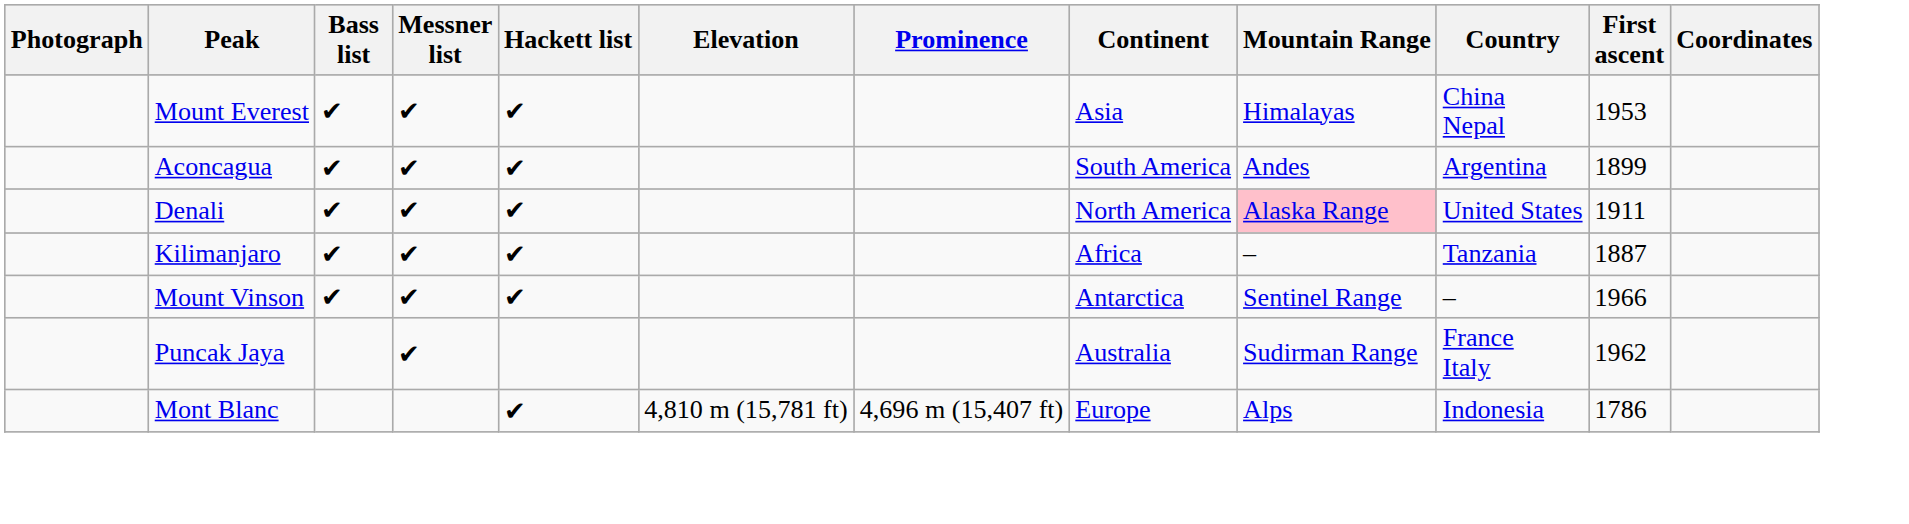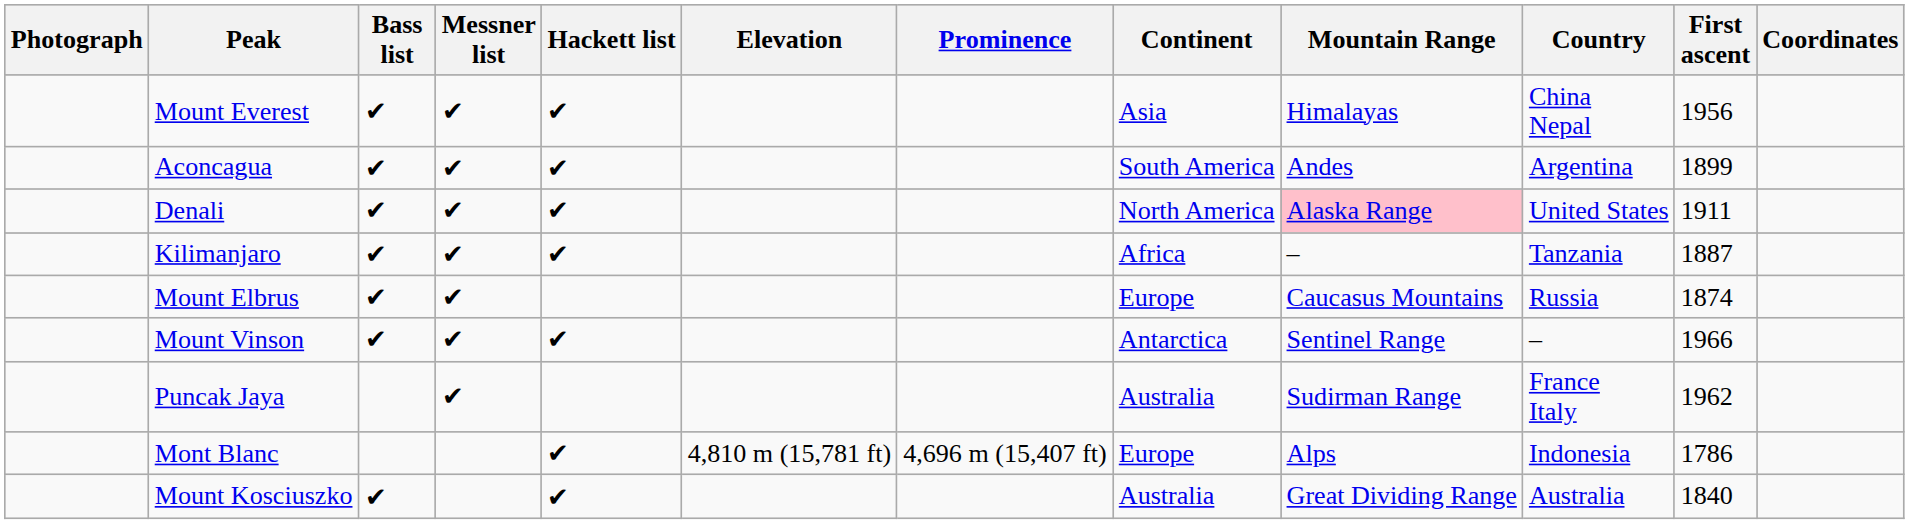(1621, 110) 1953 -> (1707, 110) 1956
+ row: (227, 296)
+ row: (254, 496)
